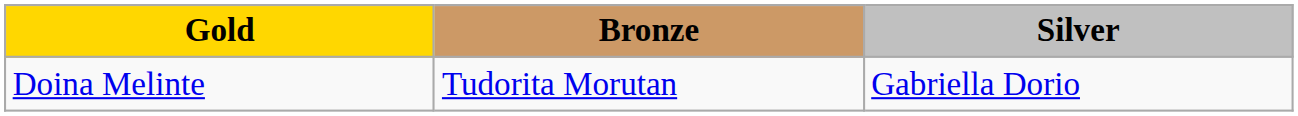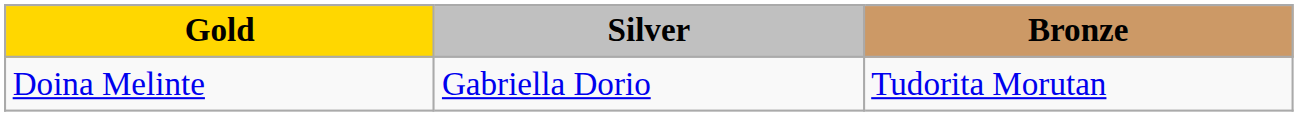columns swapped: (1078, 30) <-> (649, 30)
